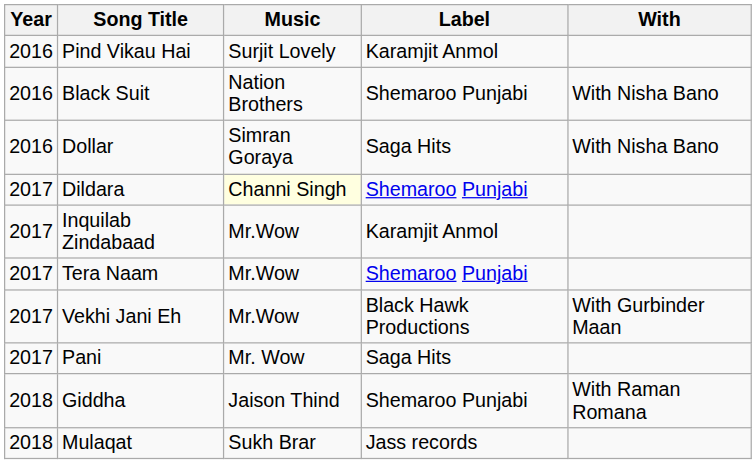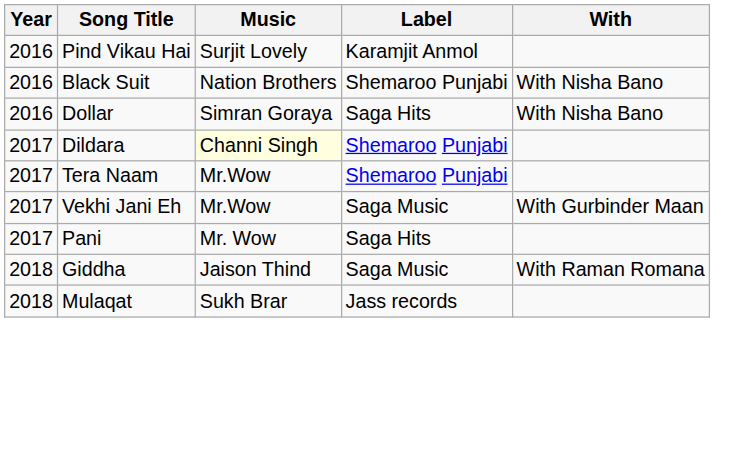- row: (109, 231)
(418, 316) Black Hawk Productions -> (397, 207) Saga Music
(447, 400) Shemaroo Punjabi -> (397, 269) Saga Music
